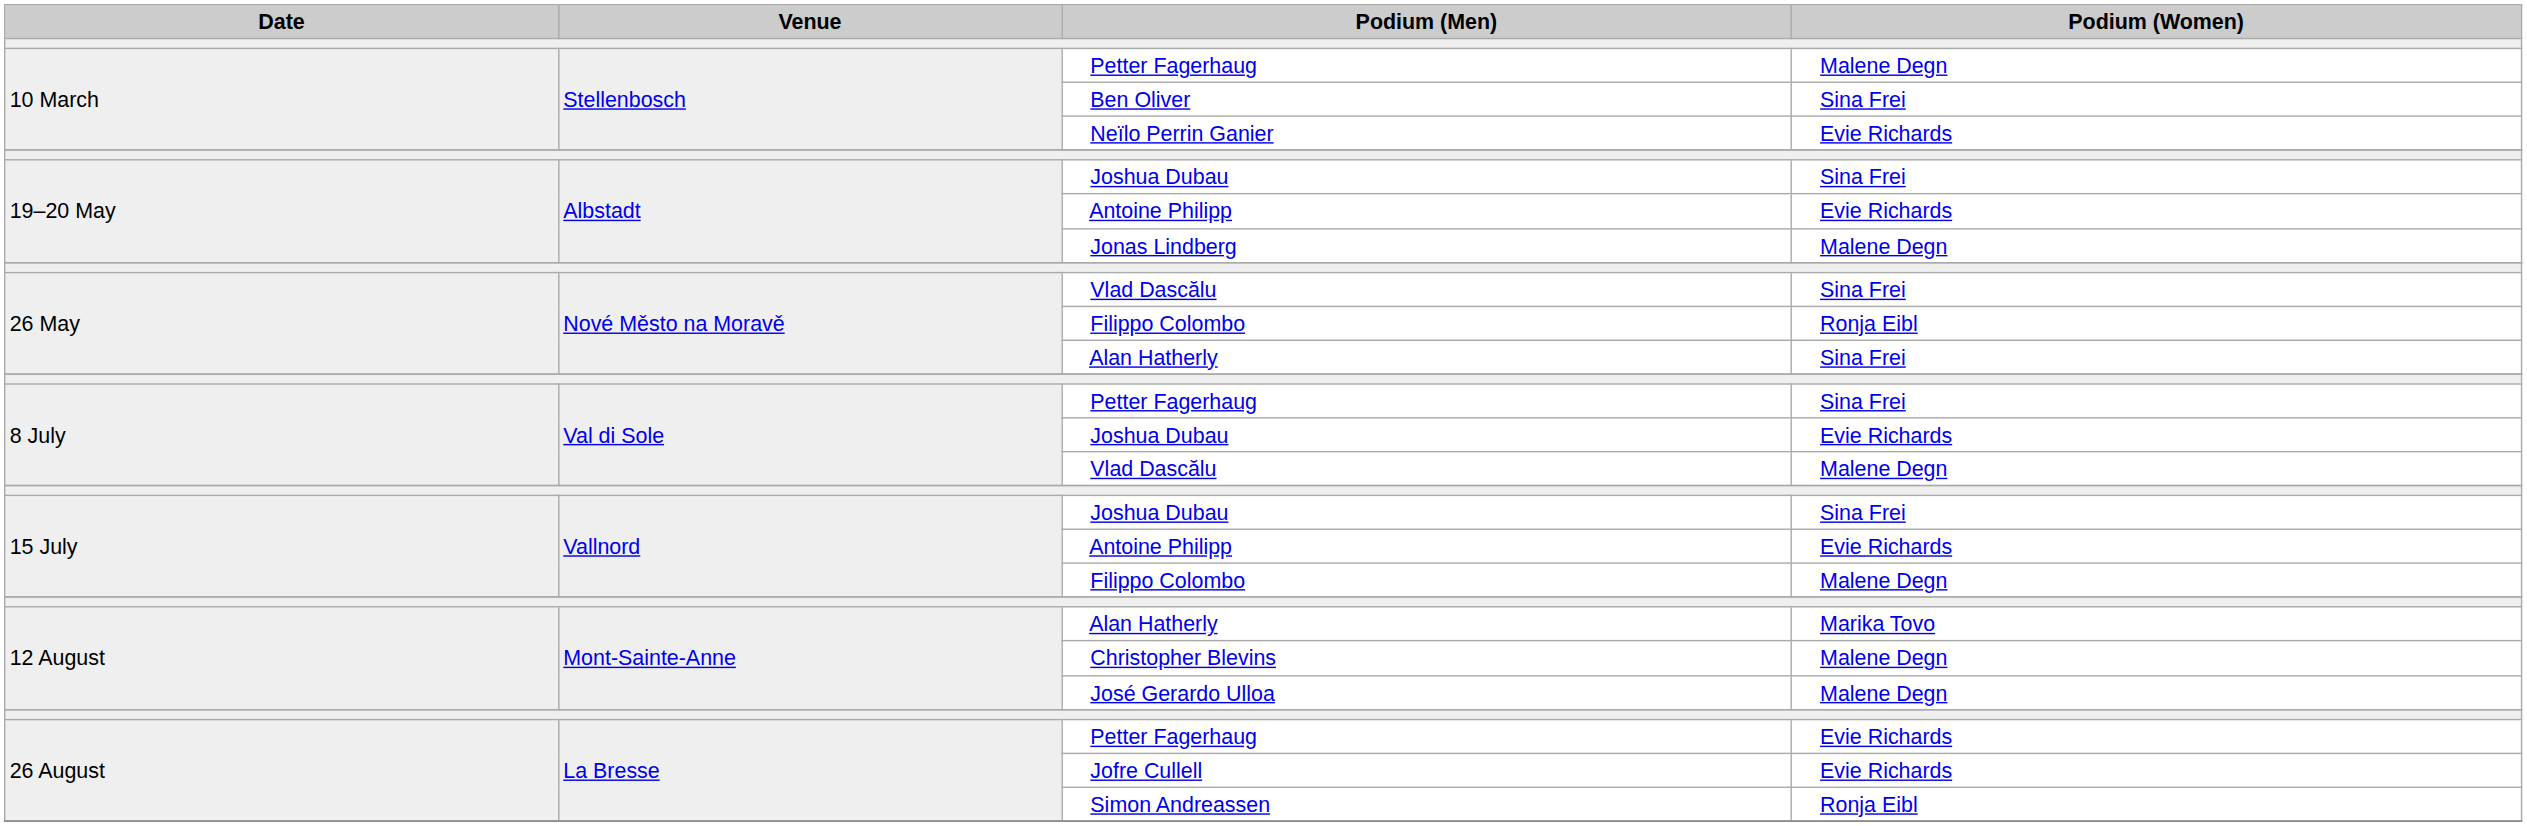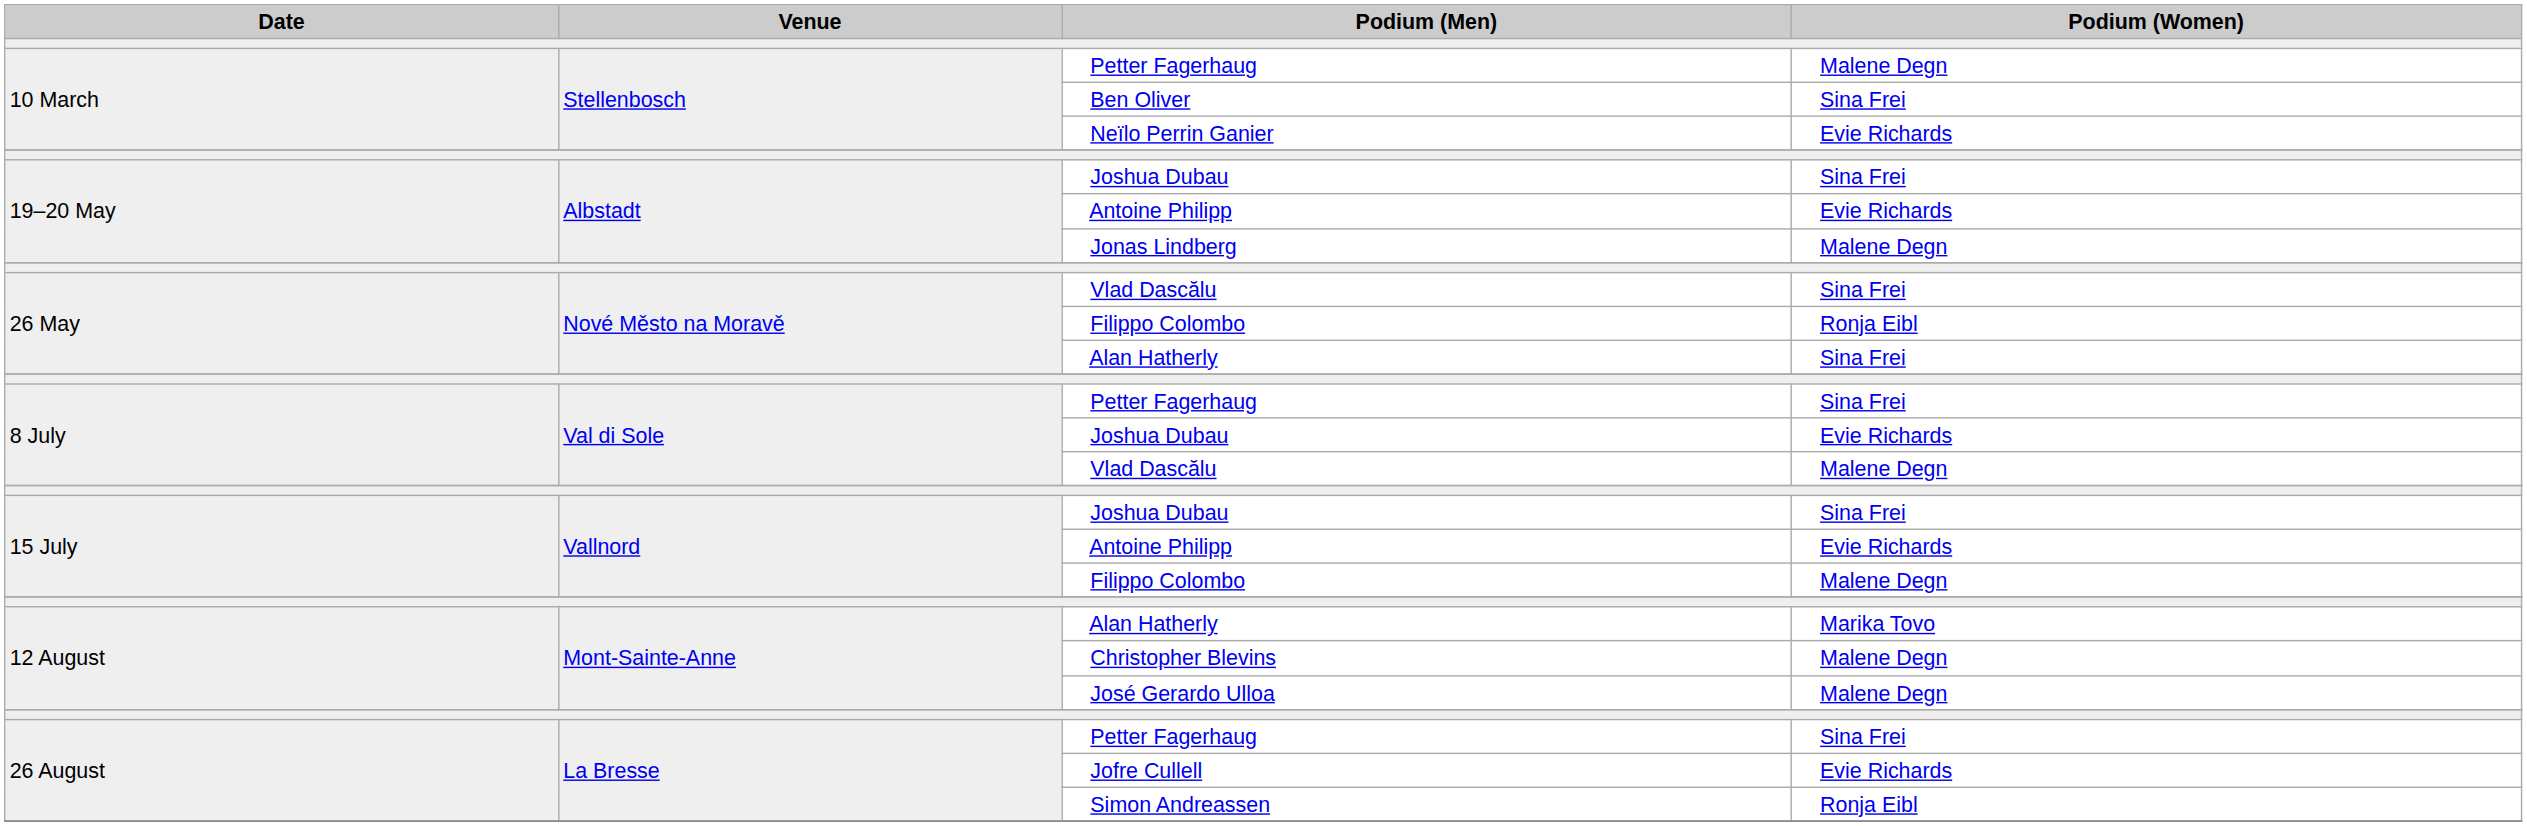(1874, 736) Evie Richards -> (1851, 736) Sina Frei
